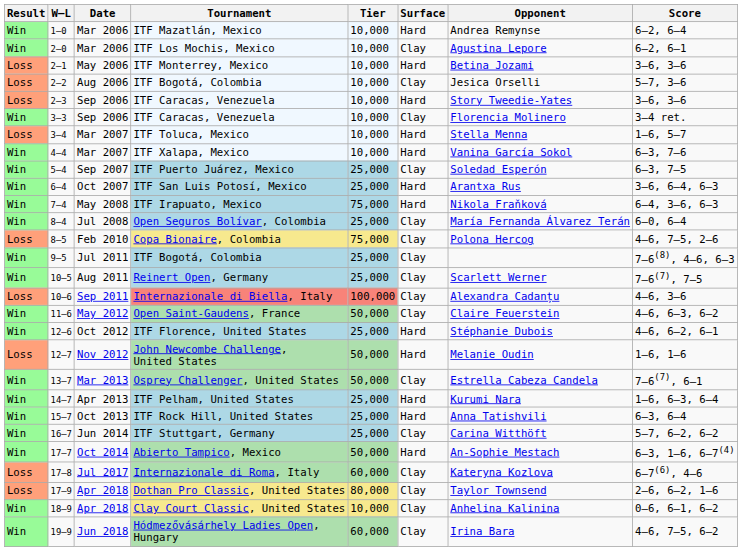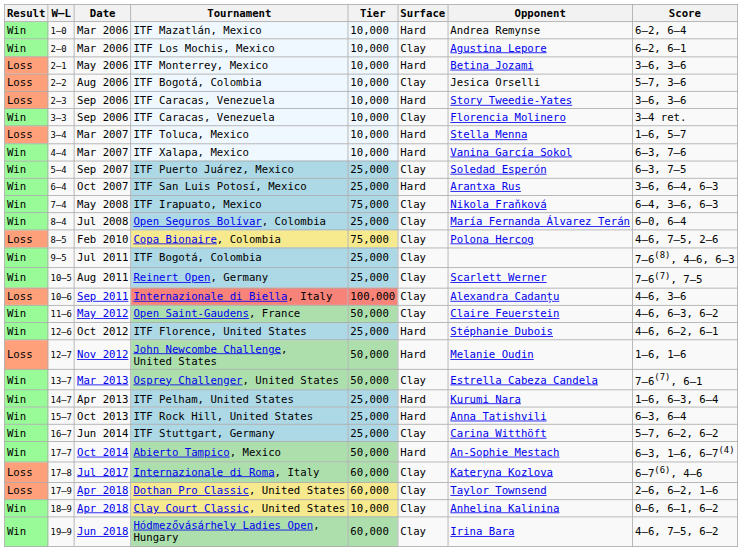(413, 204) Hard -> (413, 204) Clay
(370, 491) 80,000 -> (370, 491) 60,000
